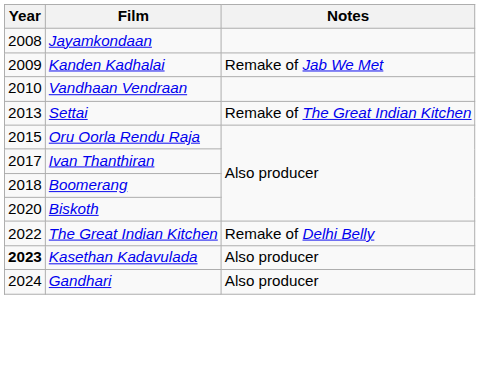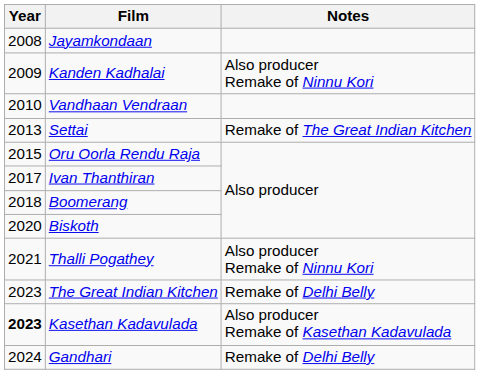(304, 64) Remake of Jab We Met -> (299, 73) Also producer Remake of Ninnu Kori
+ row: (101, 259)
(25, 233) 2022 -> (25, 291) 2023
(272, 257) Also producer -> (338, 324) Also producer Remake of Kasethan Kadavulada
(272, 281) Also producer -> (300, 357) Remake of Delhi Belly
